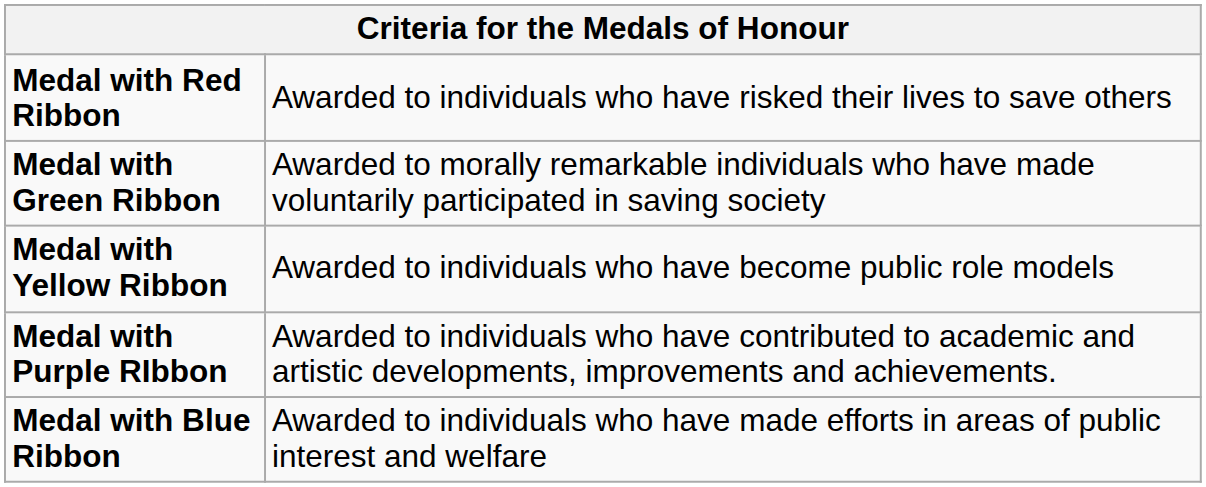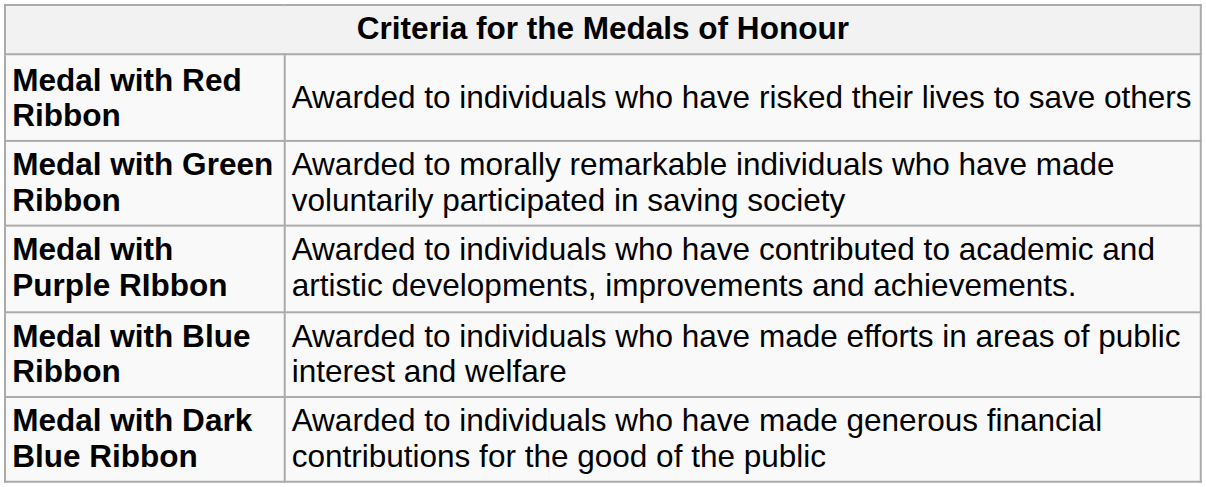- row: (120, 268)
+ row: (132, 439)
